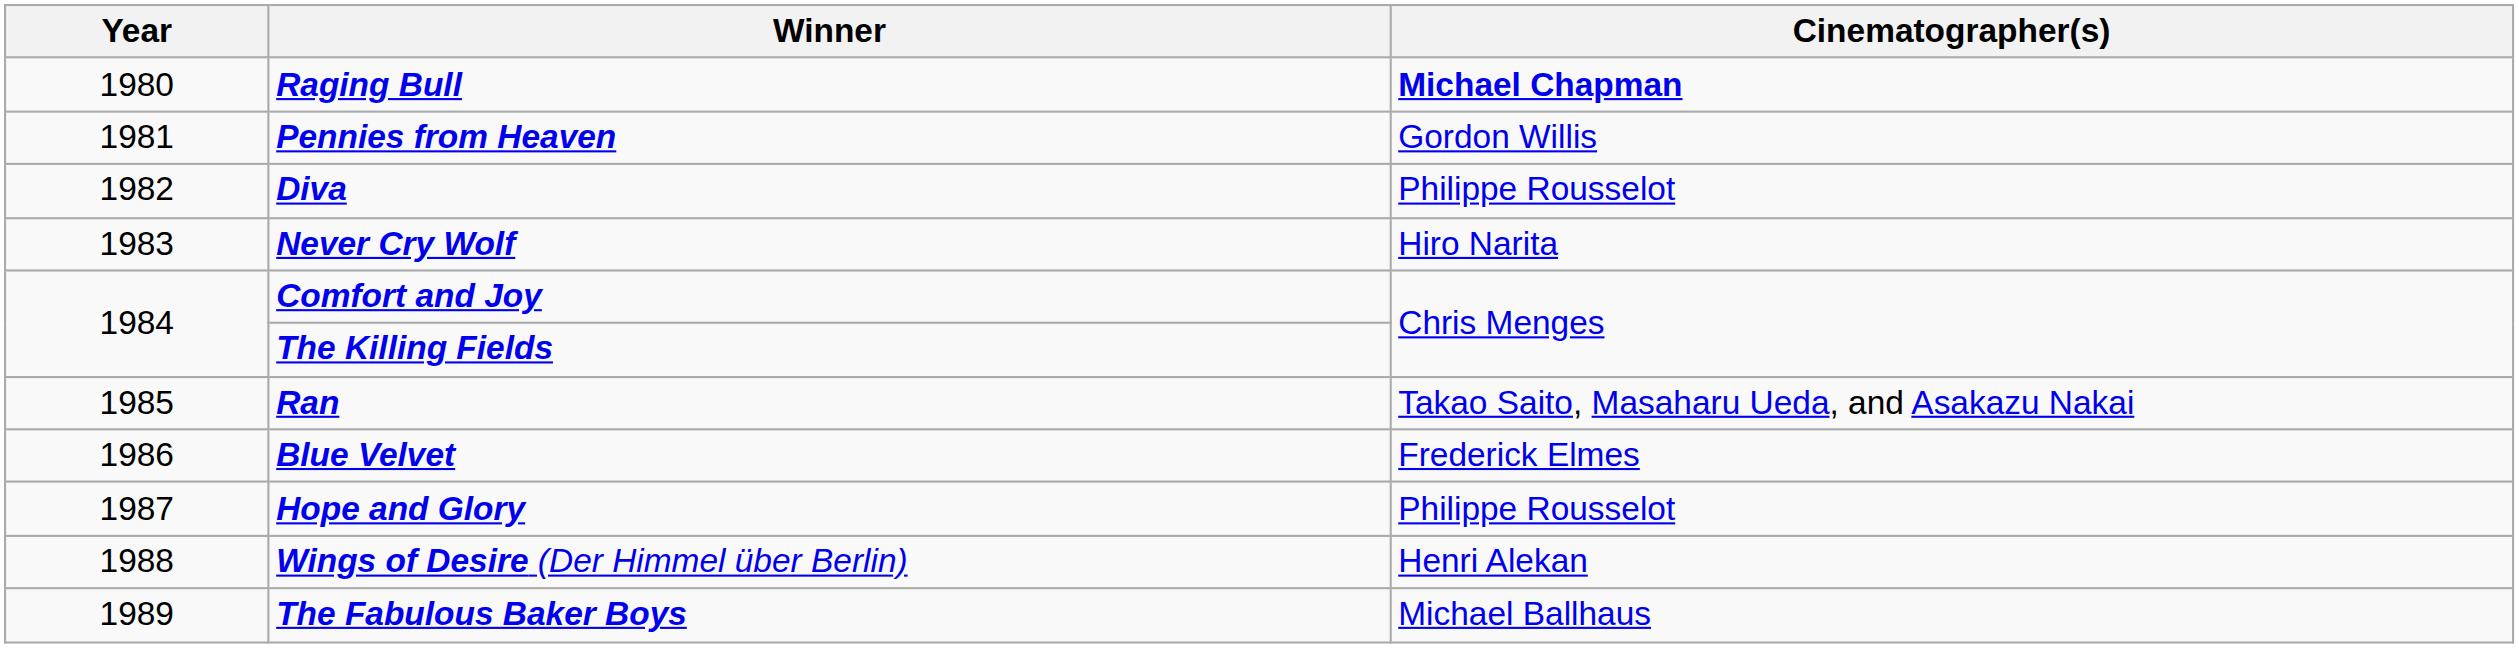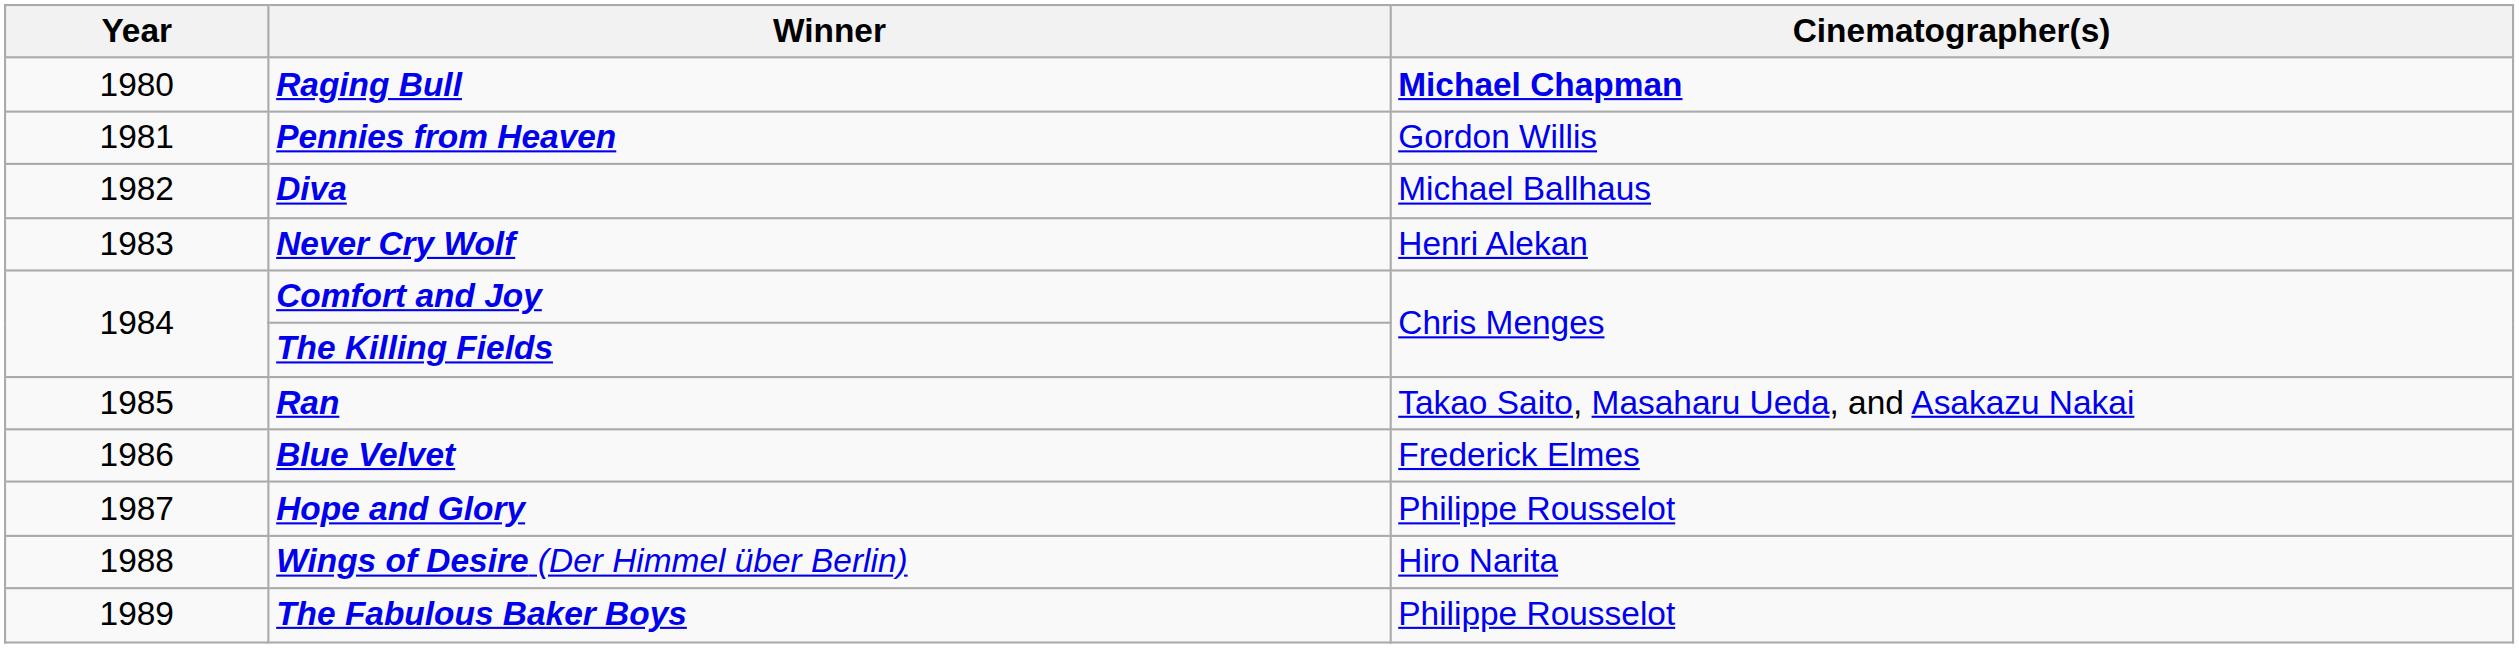(1537, 190) Philippe Rousselot -> (1525, 190) Michael Ballhaus
(1478, 243) Hiro Narita -> (1493, 243) Henri Alekan
(1493, 561) Henri Alekan -> (1478, 561) Hiro Narita
(1525, 614) Michael Ballhaus -> (1537, 614) Philippe Rousselot
